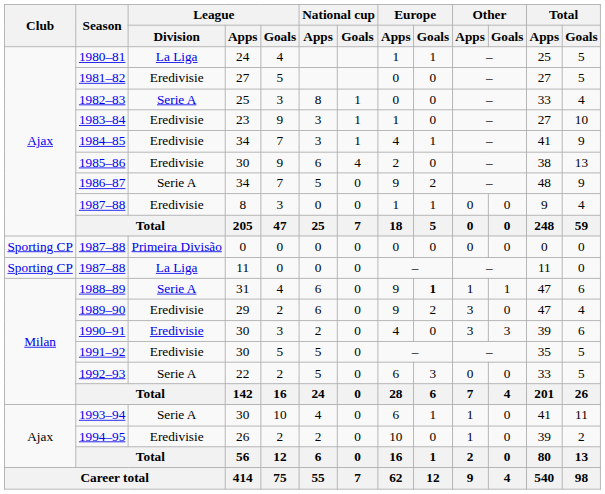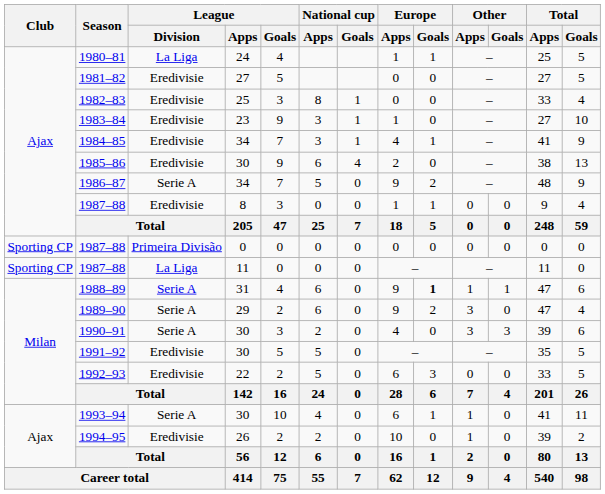(177, 99) Serie A -> (177, 99) Eredivisie
(177, 309) Eredivisie -> (177, 309) Serie A
(177, 330) Eredivisie -> (177, 330) Serie A
(177, 373) Serie A -> (177, 373) Eredivisie
